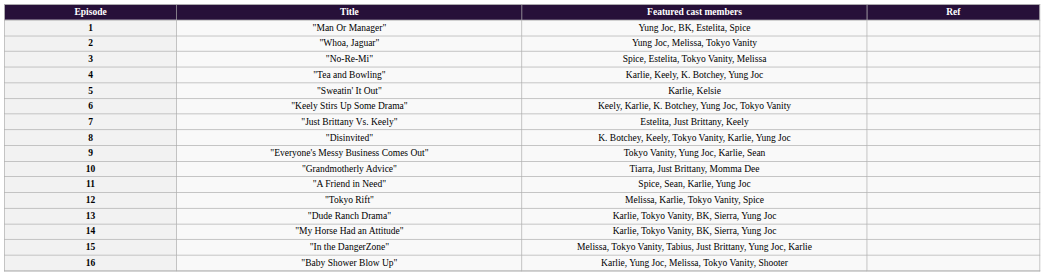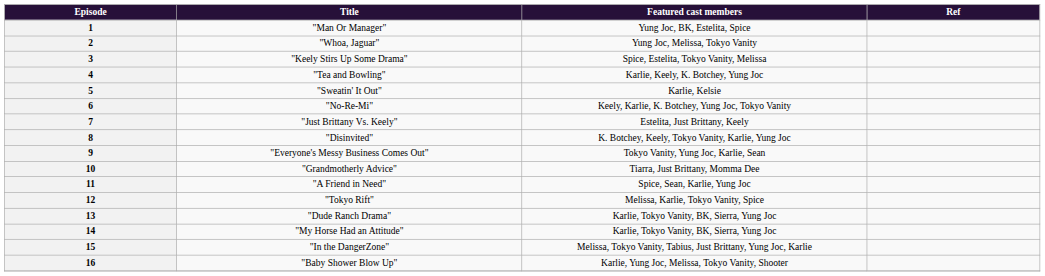(349, 59) "No-Re-Mi" -> (349, 59) "Keely Stirs Up Some Drama"
(349, 106) "Keely Stirs Up Some Drama" -> (349, 106) "No-Re-Mi"
